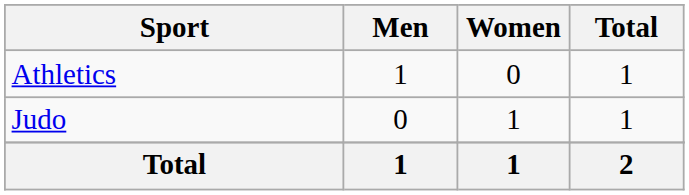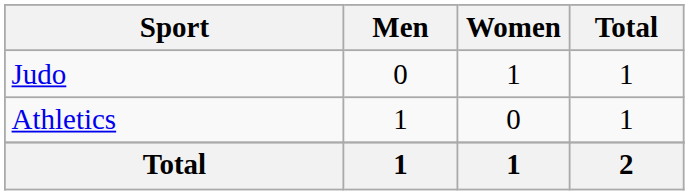rows swapped: (64, 73) <-> (39, 119)
